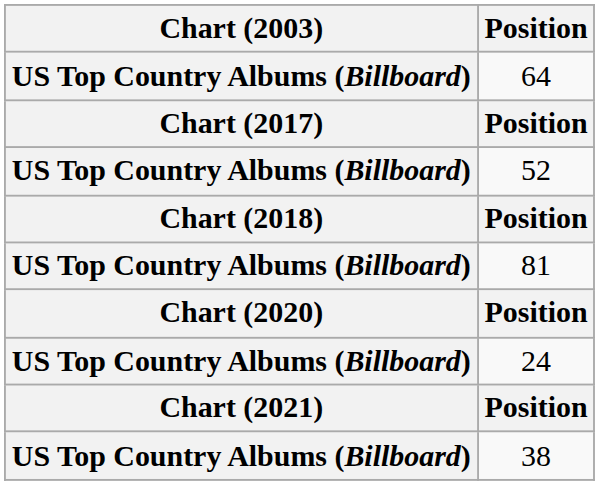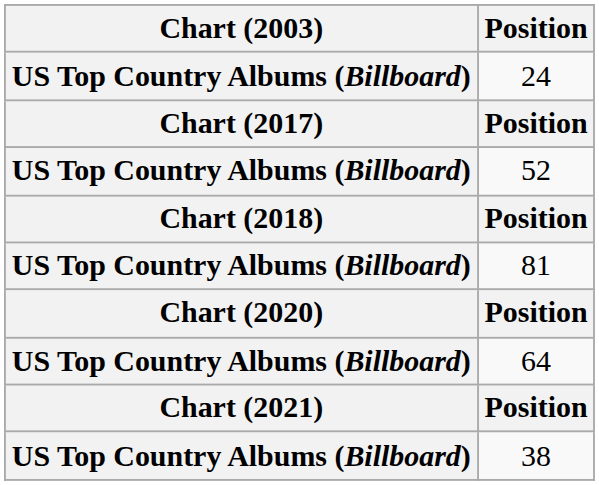rows swapped: (536, 75) <-> (536, 360)
